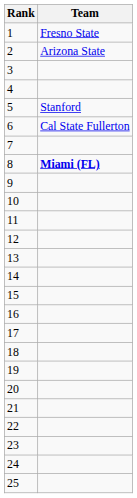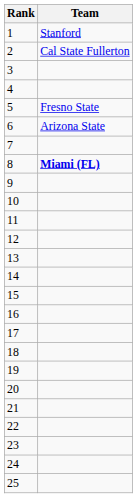(70, 32) Fresno State -> (61, 32) Stanford
(73, 51) Arizona State -> (85, 51) Cal State Fullerton
(61, 107) Stanford -> (70, 107) Fresno State
(85, 126) Cal State Fullerton -> (73, 126) Arizona State
